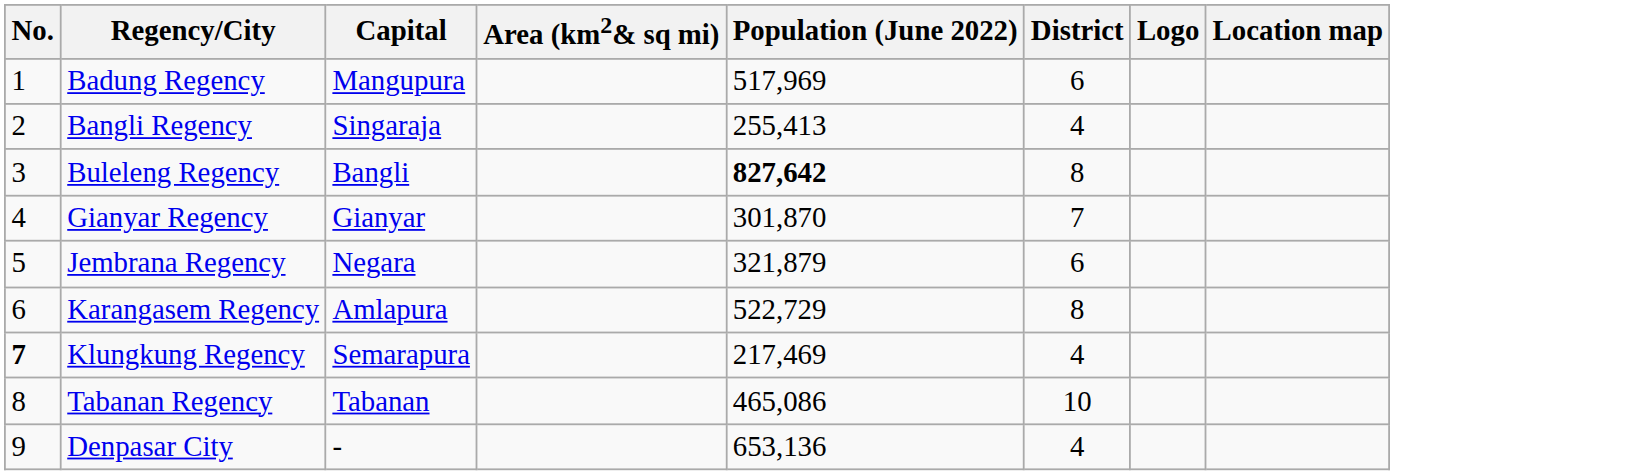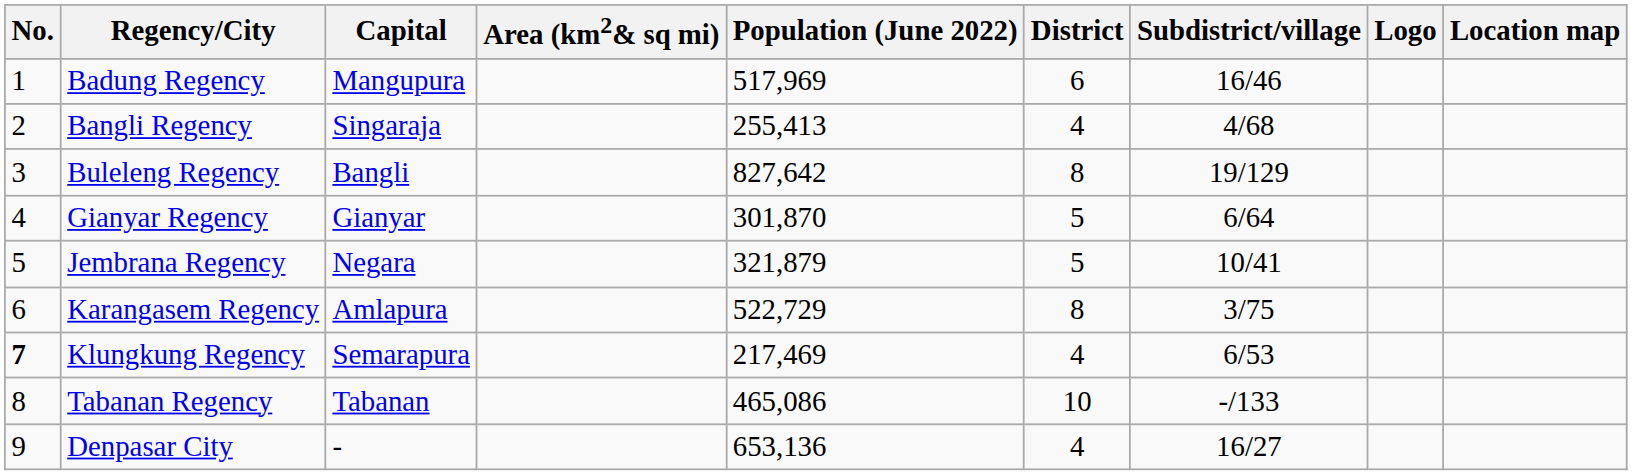+ column: (1249, 31)
(780, 172) bold -> (780, 172) normal
(1077, 217) 7 -> (1077, 217) 5
(1077, 263) 6 -> (1077, 263) 5
